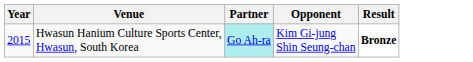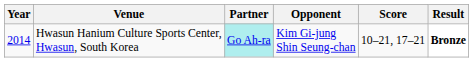+ column: (393, 14)
(19, 40) 2015 -> (19, 40) 2014
